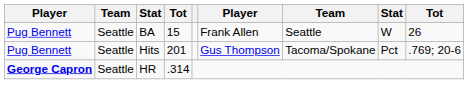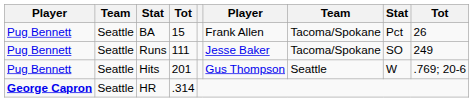(303, 32) Seattle -> (336, 32) Tacoma/Spokane
(386, 32) W -> (394, 32) Pct
+ row: (153, 50)
(330, 50) Tacoma/Spokane -> (309, 69) Seattle
(389, 50) Pct -> (392, 69) W
